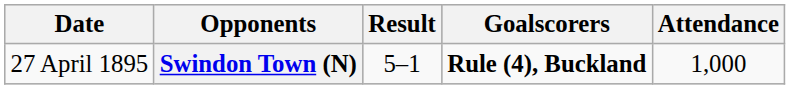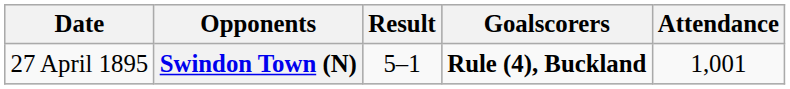(718, 63) 1,000 -> (718, 63) 1,001
